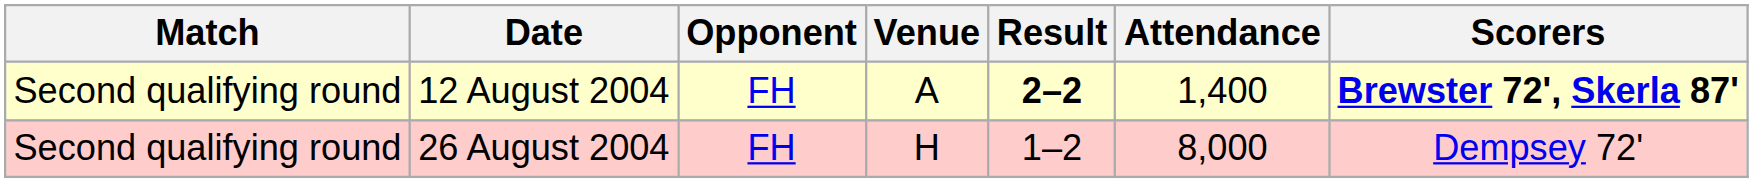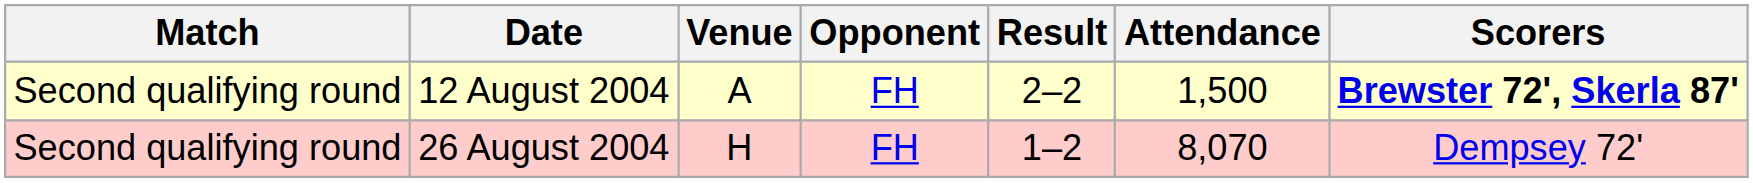columns swapped: (772, 33) <-> (927, 33)
(1052, 90) bold -> (1052, 90) normal
(1222, 90) 1,400 -> (1222, 90) 1,500
(1222, 147) 8,000 -> (1222, 147) 8,070
